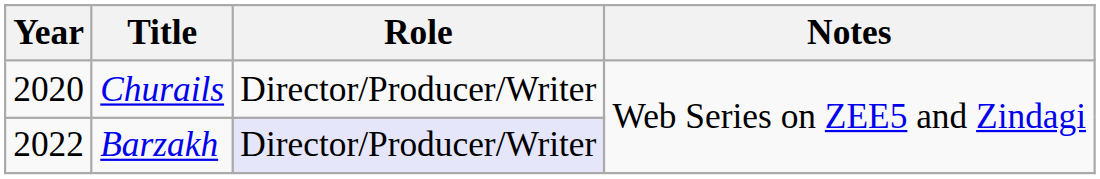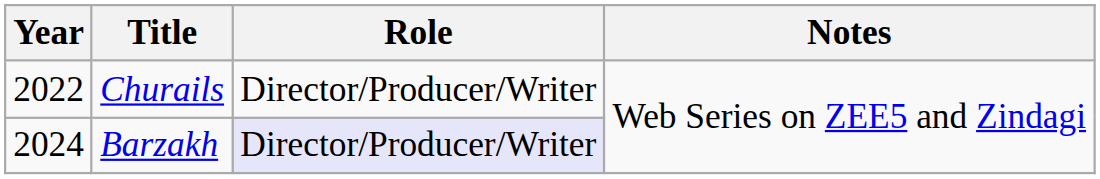(49, 88) 2020 -> (49, 88) 2022
(49, 144) 2022 -> (49, 144) 2024
